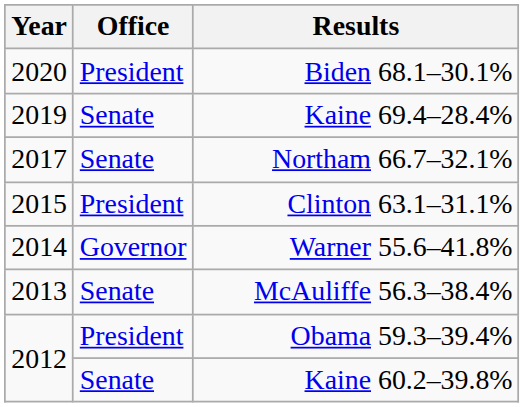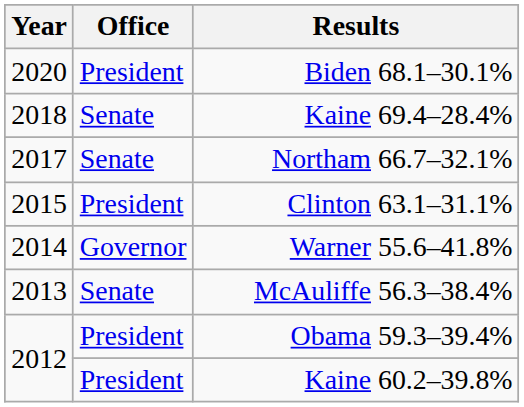(39, 114) 2019 -> (39, 114) 2018
(117, 379) Senate -> (132, 379) President
